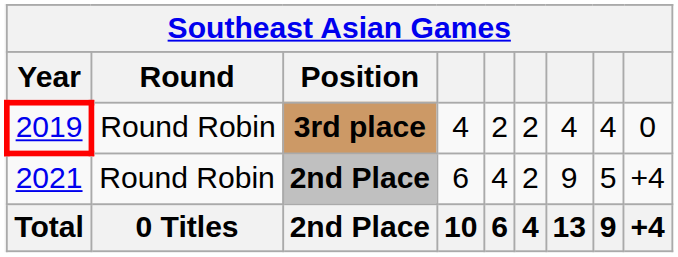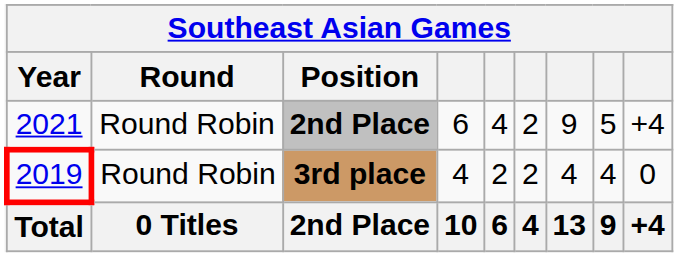rows swapped: (49, 127) <-> (49, 178)
